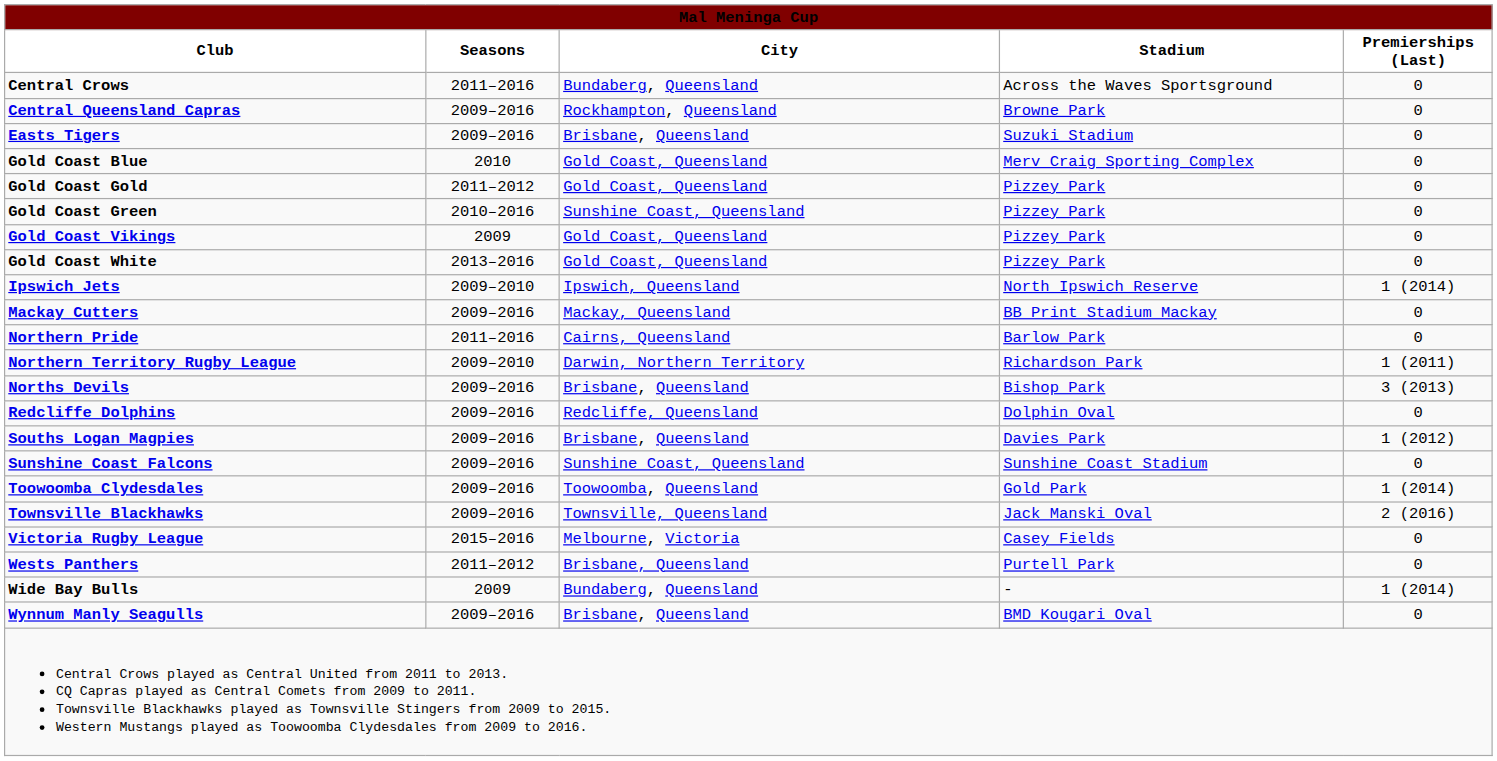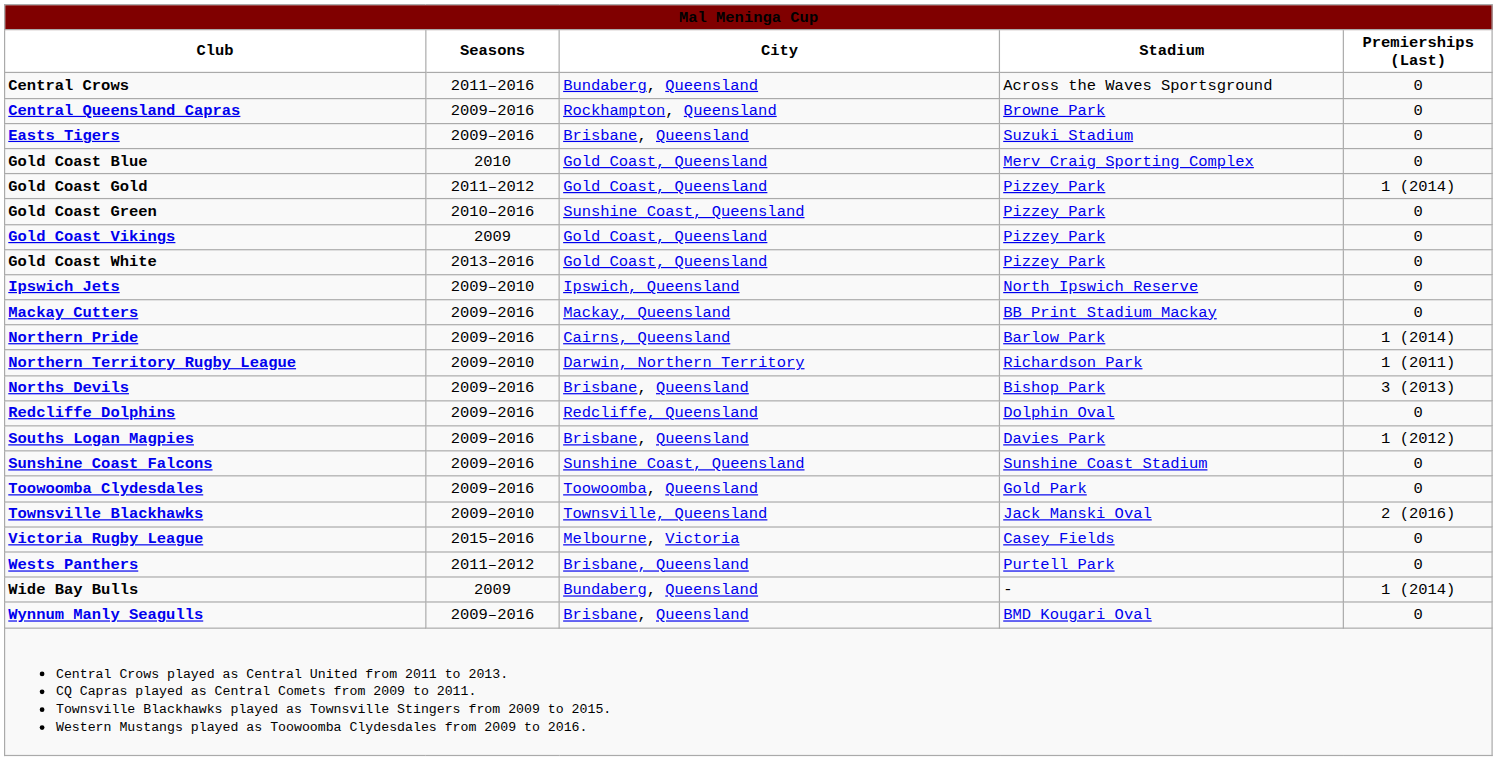(1418, 186) 0 -> (1418, 186) 1 (2014)
(1418, 287) 1 (2014) -> (1418, 287) 0
(492, 338) 2011–2016 -> (492, 338) 2009–2016
(1418, 338) 0 -> (1418, 338) 1 (2014)
(1418, 489) 1 (2014) -> (1418, 489) 0
(492, 514) 2009–2016 -> (492, 514) 2009–2010
